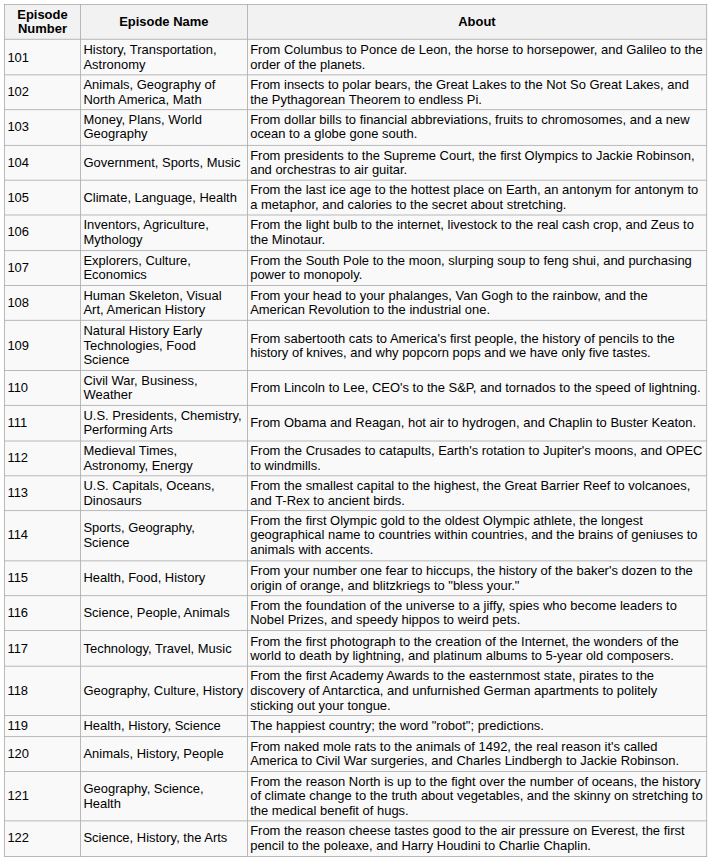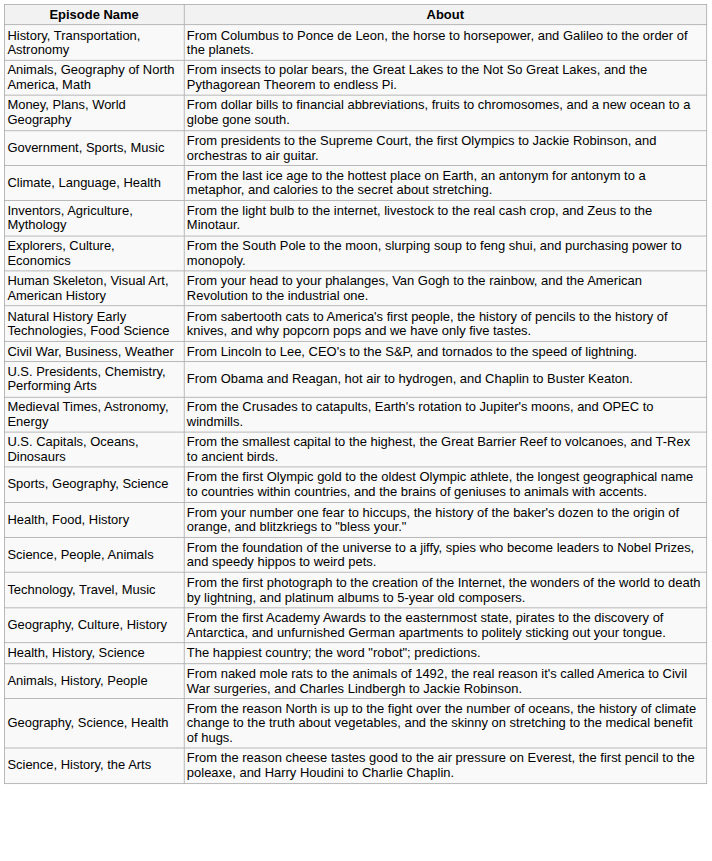- column: (42, 22)
